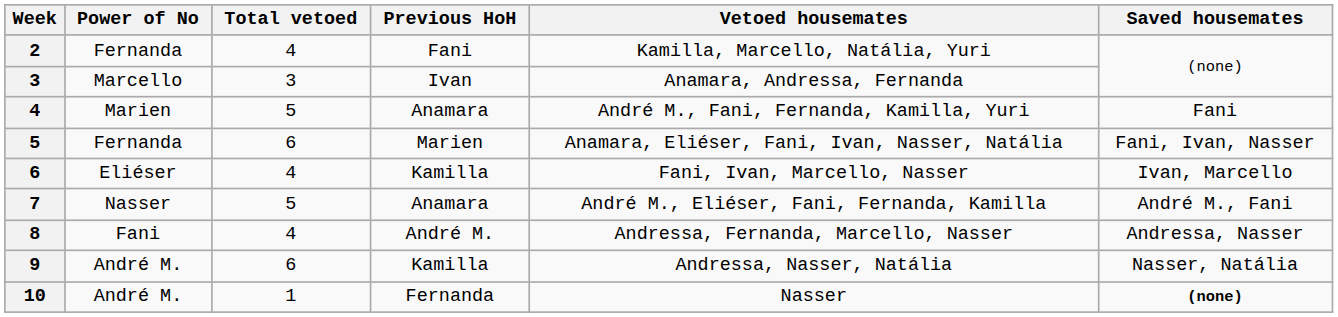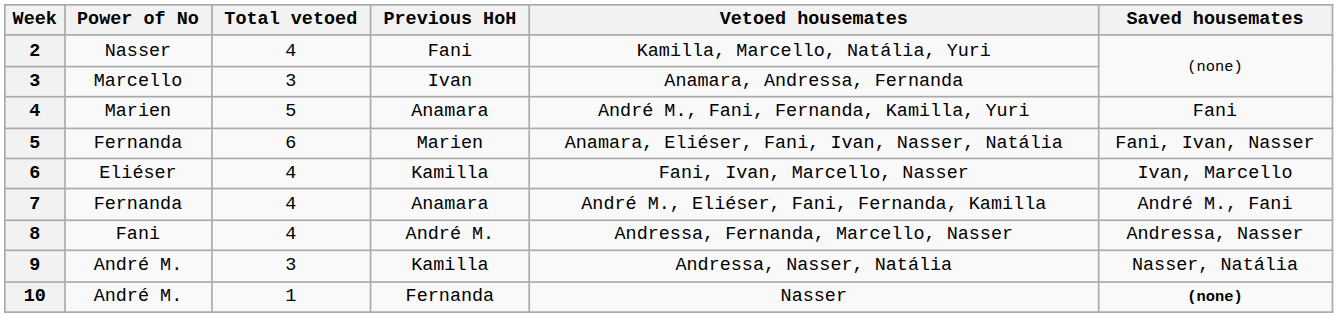(138, 50) Fernanda -> (138, 50) Nasser
(138, 204) Nasser -> (138, 204) Fernanda
(291, 204) 5 -> (291, 204) 4
(291, 265) 6 -> (291, 265) 3
